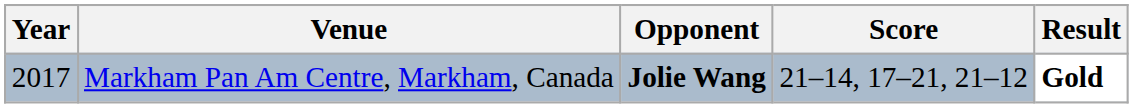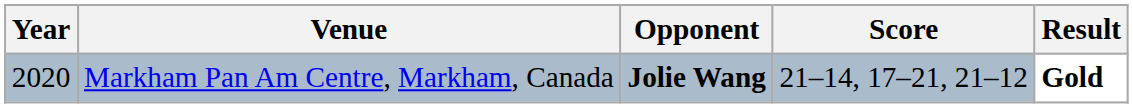(41, 77) 2017 -> (41, 77) 2020
